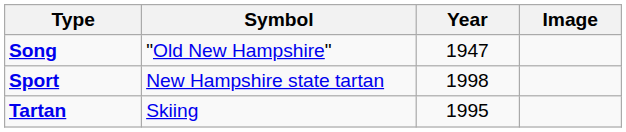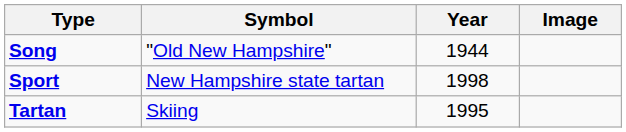(467, 50) 1947 -> (467, 50) 1944
